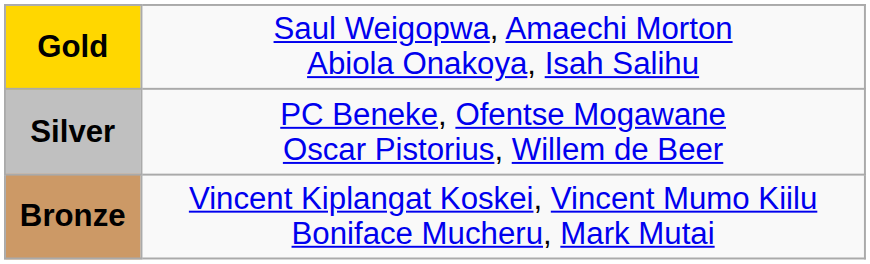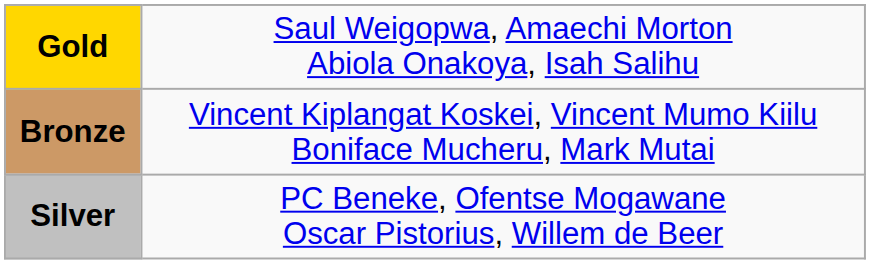rows swapped: (73, 131) <-> (73, 215)
